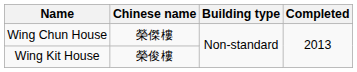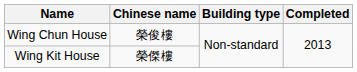(155, 34) 榮傑樓 -> (155, 34) 榮俊樓
(155, 56) 榮俊樓 -> (155, 56) 榮傑樓
